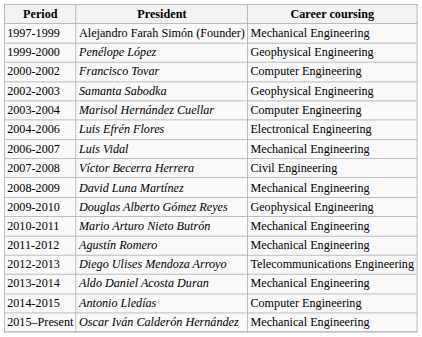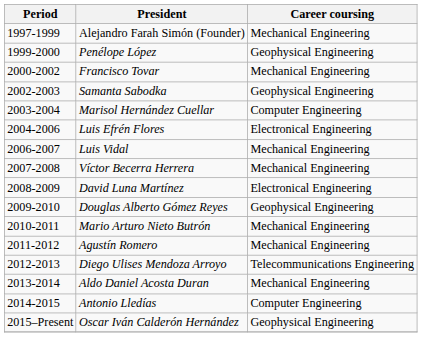(306, 71) Computer Engineering -> (310, 71) Mechanical Engineering
(294, 168) Civil Engineering -> (310, 168) Mechanical Engineering
(310, 187) Mechanical Engineering -> (311, 187) Electronical Engineering
(310, 322) Mechanical Engineering -> (312, 322) Geophysical Engineering
